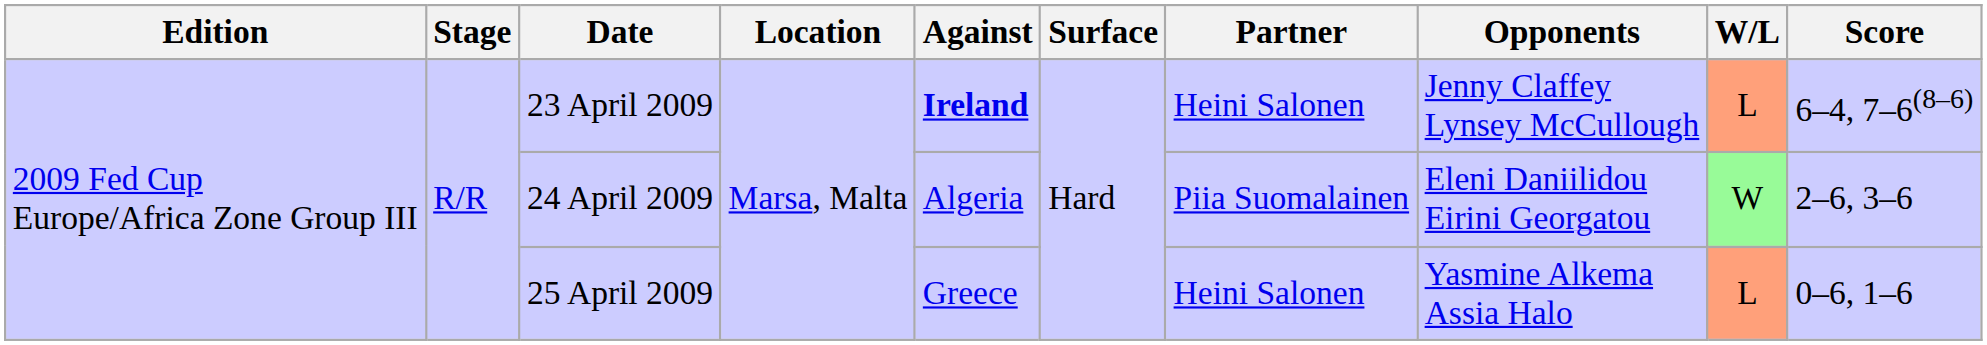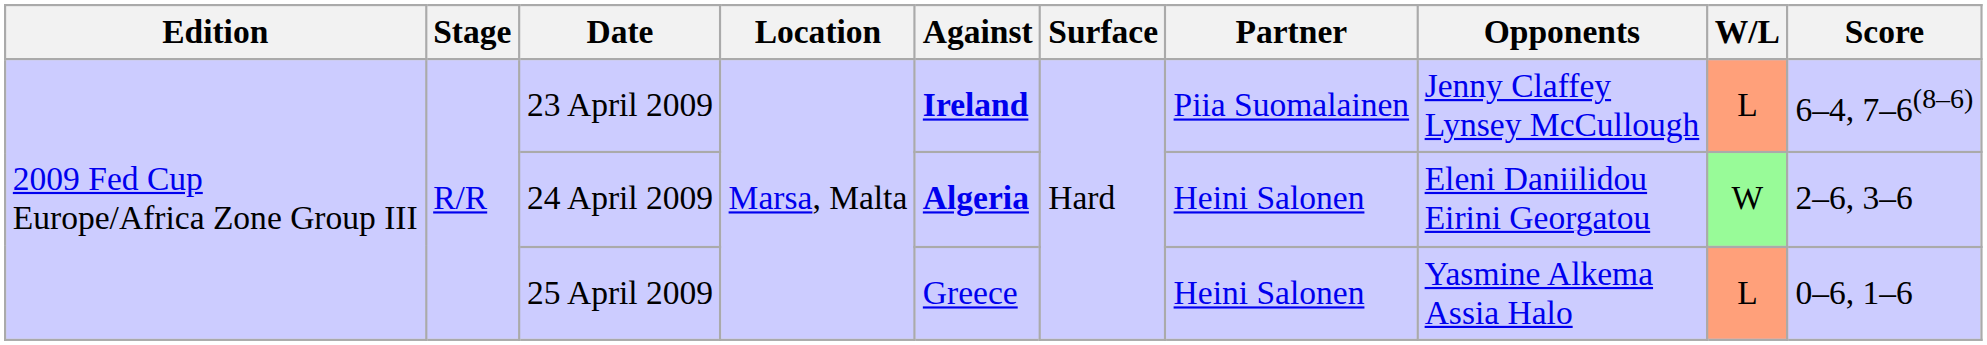(1269, 105) Heini Salonen -> (1291, 105) Piia Suomalainen
(973, 198) normal -> (976, 198) bold
(1291, 198) Piia Suomalainen -> (1269, 198) Heini Salonen
